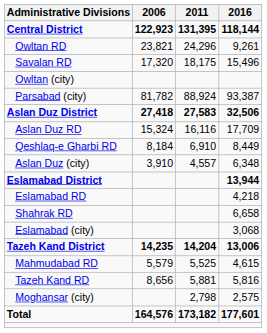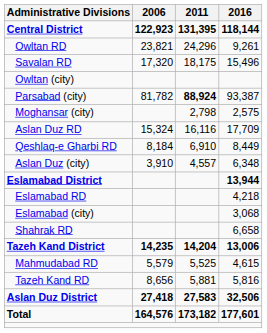(200, 96) normal -> (200, 96) bold
rows swapped: (52, 113) <-> (55, 297)
rows swapped: (44, 213) <-> (55, 230)
